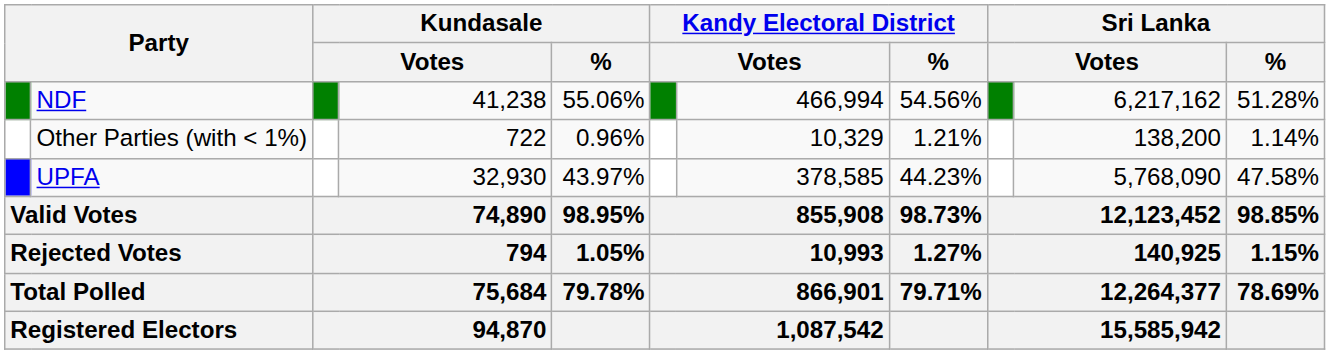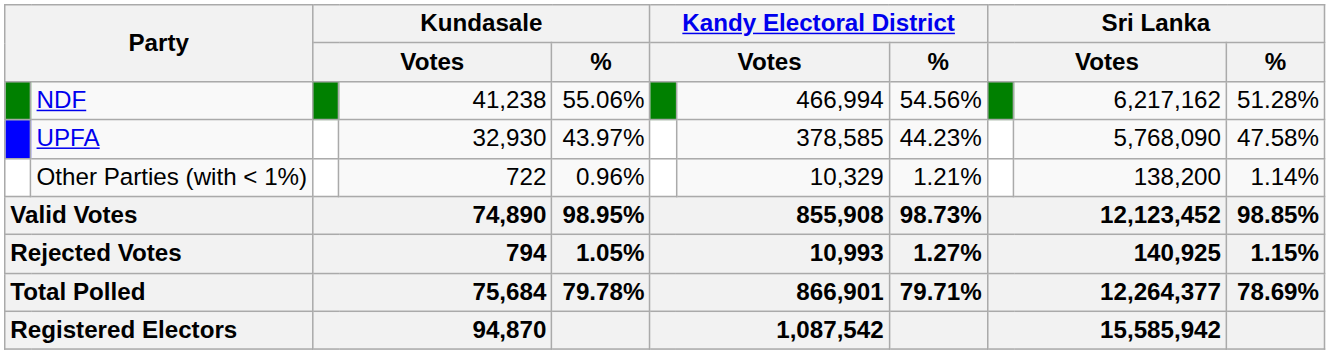rows swapped: (68, 176) <-> (172, 138)
